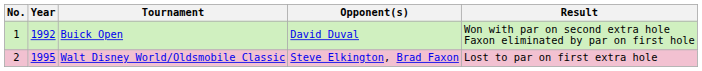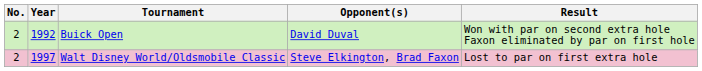(16, 36) 1 -> (16, 36) 2
(43, 58) 1995 -> (43, 58) 1997
